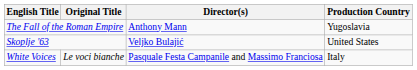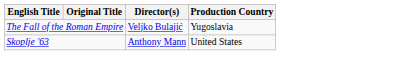(158, 27) Anthony Mann -> (155, 27) Veljko Bulajić
(156, 42) Veljko Bulajić -> (157, 42) Anthony Mann
- row: (31, 57)
